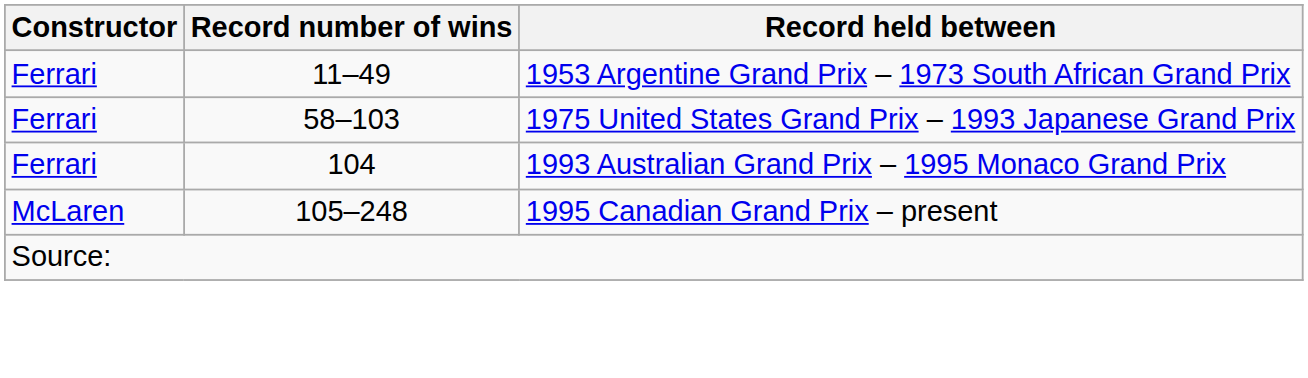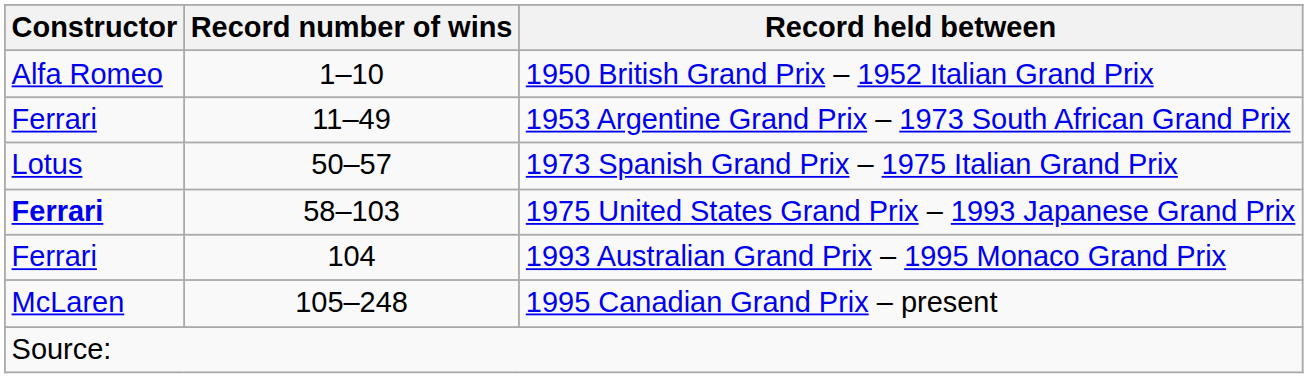+ row: (840, 73)
+ row: (852, 165)
(54, 119) normal -> (57, 211) bold
